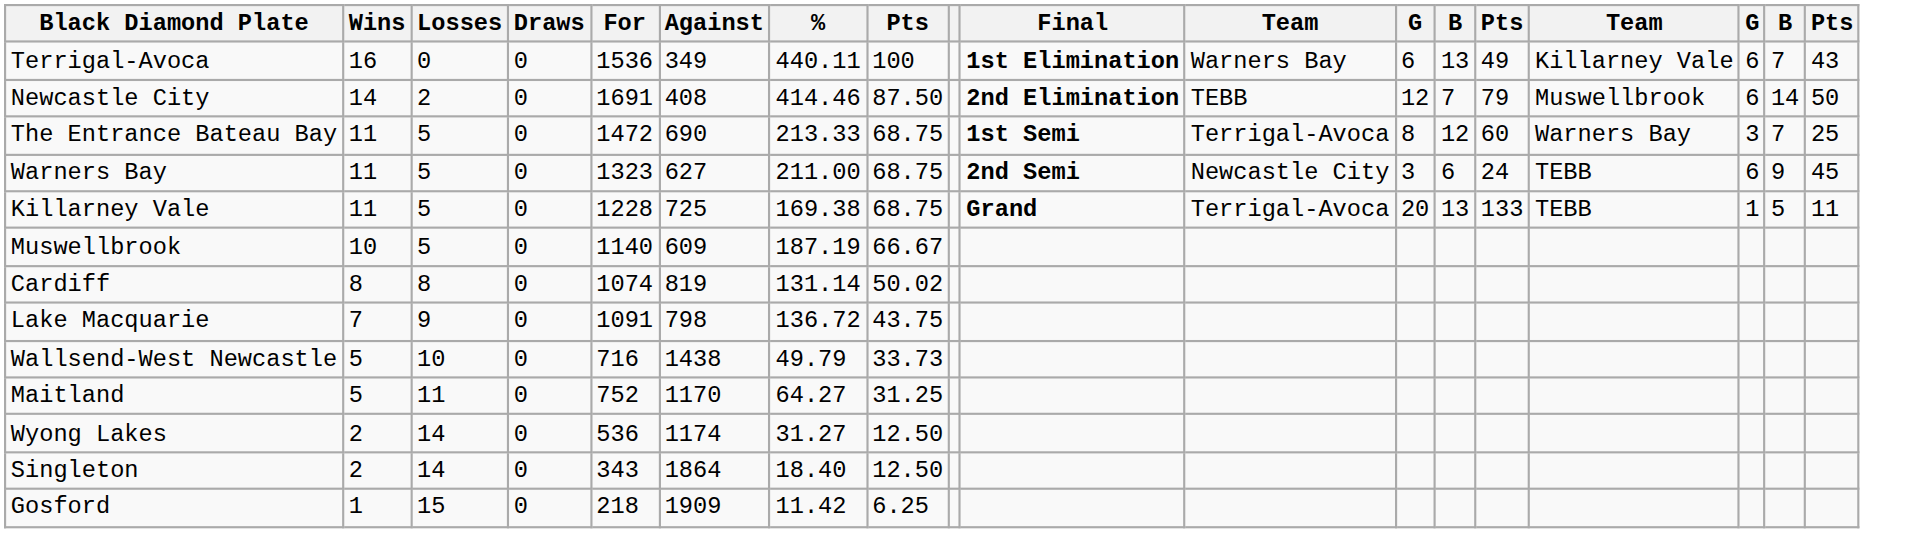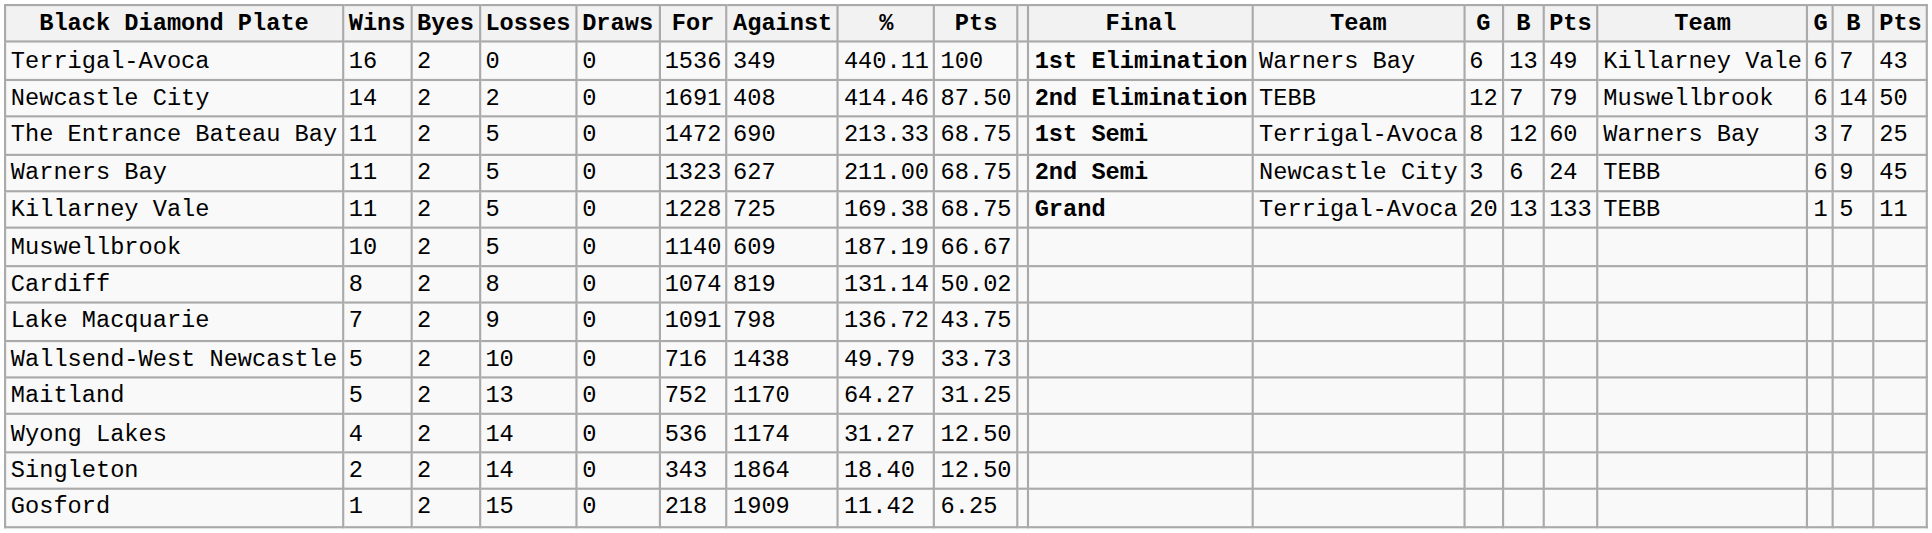+ column: (445, 24)
(431, 396) 11 -> (500, 396) 13
(356, 433) 2 -> (356, 433) 4
